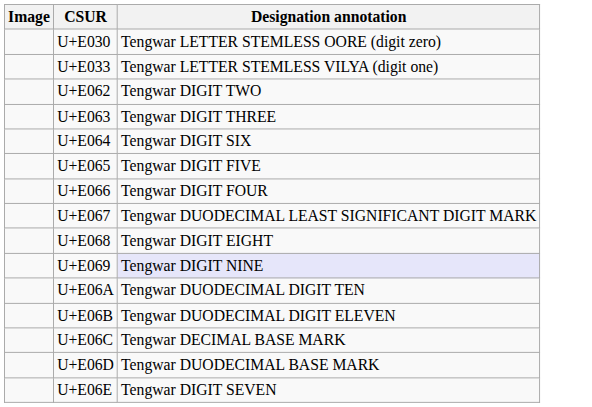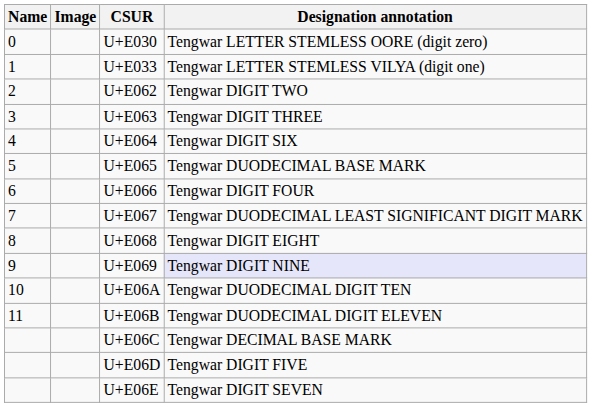+ column: (28, 16)
(191, 166) Tengwar DIGIT FIVE -> (297, 166) Tengwar DUODECIMAL BASE MARK
(250, 365) Tengwar DUODECIMAL BASE MARK -> (237, 365) Tengwar DIGIT FIVE
